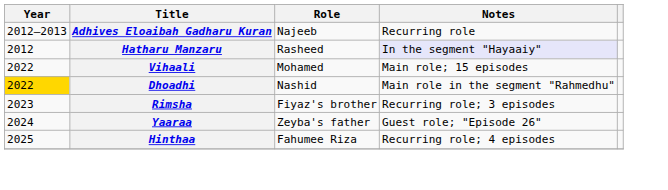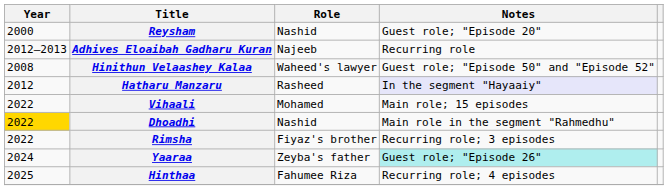+ row: (172, 31)
+ row: (172, 67)
(20, 103) 2023 -> (20, 139) 2022
(462, 121) no background -> (462, 158) paleturquoise background
